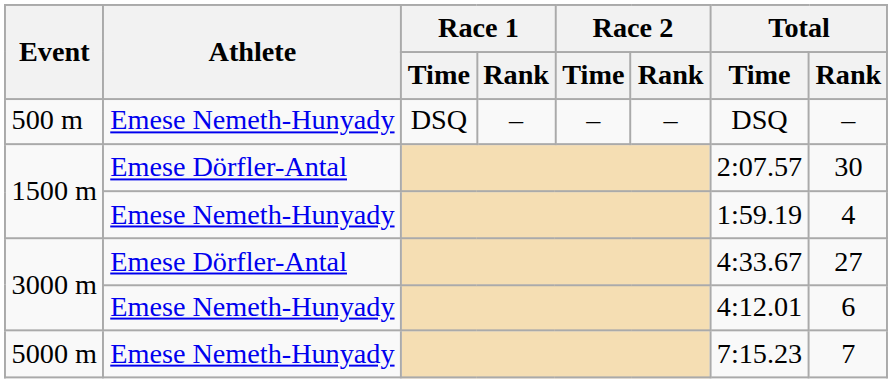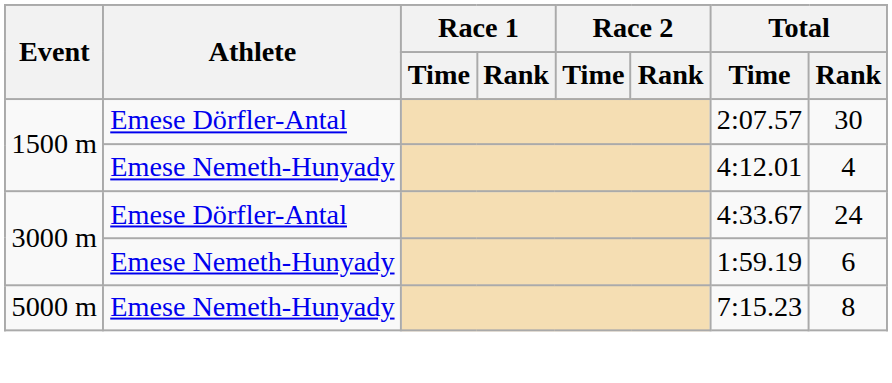- row: (47, 121)
(760, 214) 1:59.19 -> (760, 167) 4:12.01
(848, 260) 27 -> (848, 214) 24
(760, 307) 4:12.01 -> (760, 260) 1:59.19
(848, 354) 7 -> (848, 307) 8
